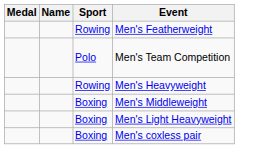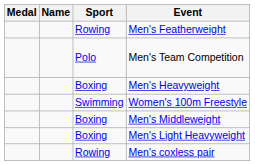(93, 86) Rowing -> (91, 86) Boxing
+ row: (188, 103)
(91, 136) Boxing -> (93, 153) Rowing
